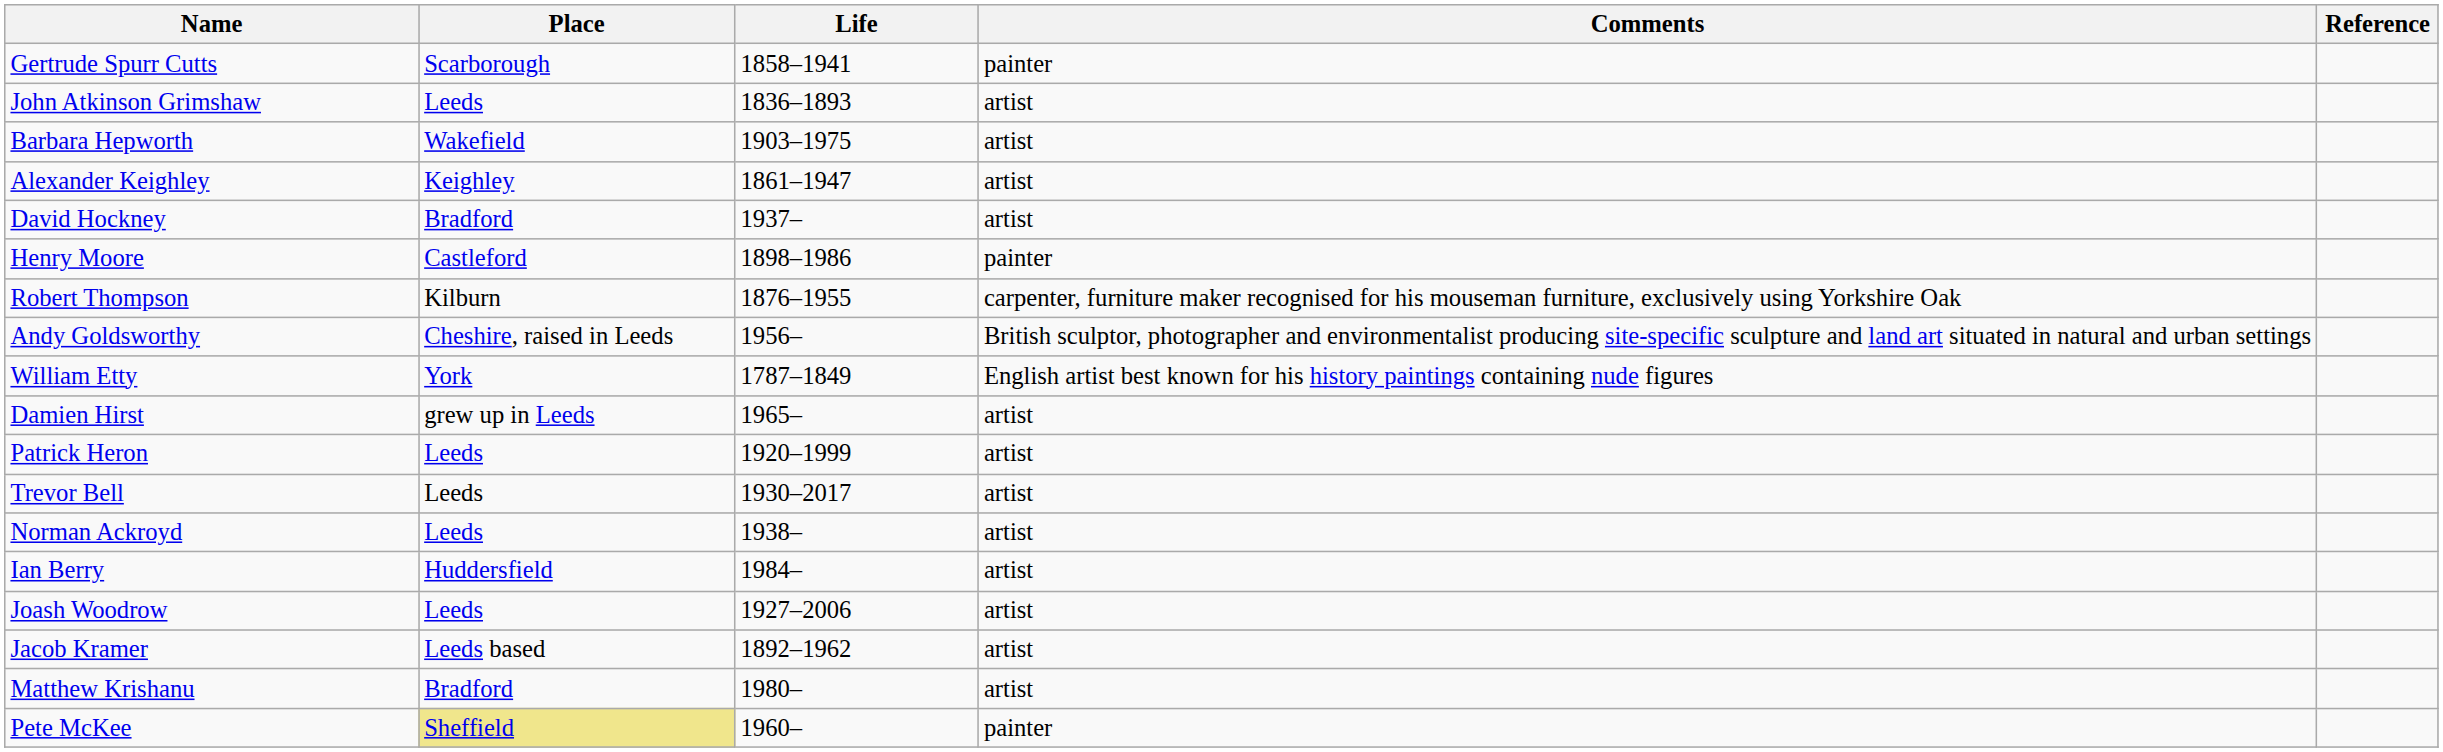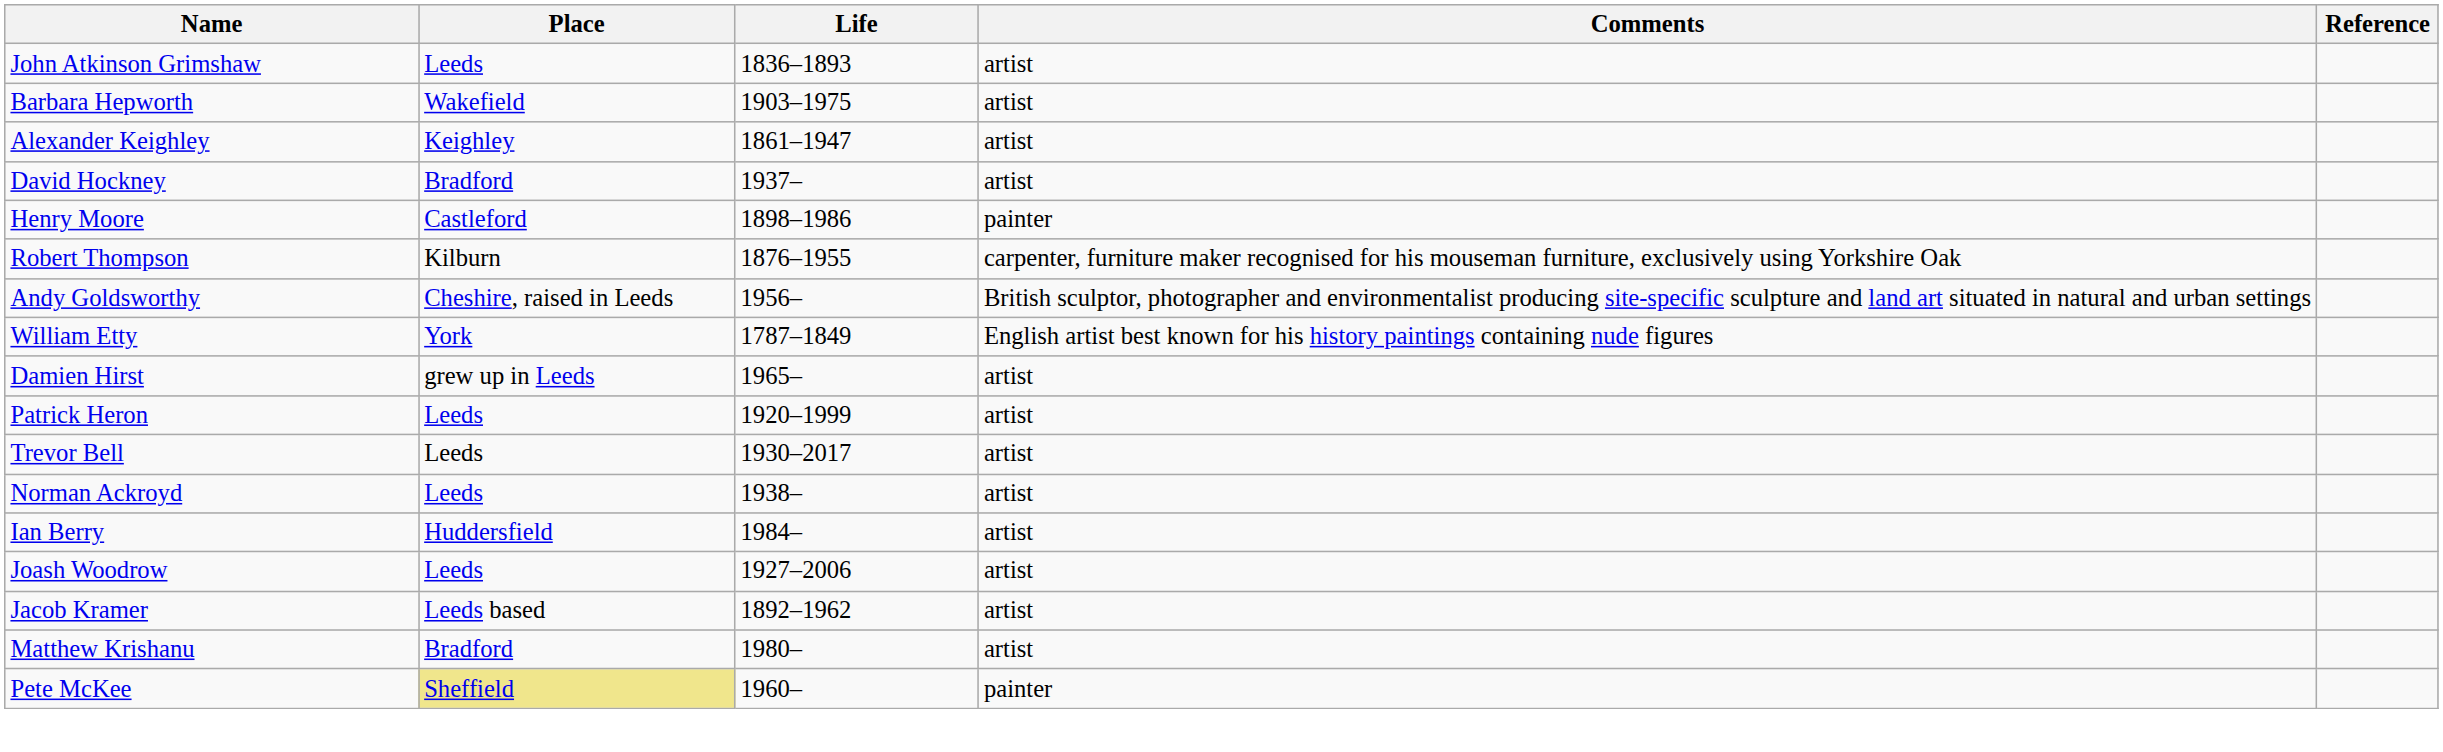- row: (114, 63)
